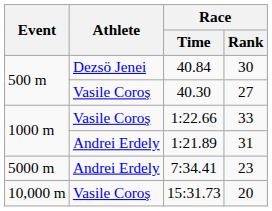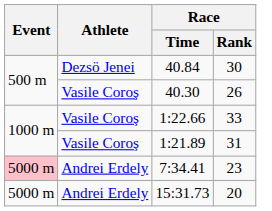(246, 93) 27 -> (234, 93) 26
(116, 143) Andrei Erdely -> (100, 143) Vasile Coroş
(31, 168) no background -> (31, 168) pink background
(37, 193) 10,000 m -> (31, 193) 5000 m
(112, 193) Vasile Coroş -> (105, 193) Andrei Erdely
